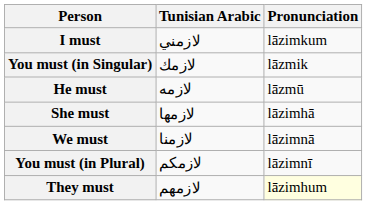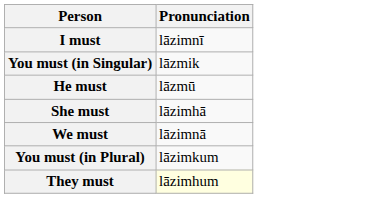- column: (210, 16)
(297, 40) lāzimkum -> (181, 39) lāzimnī
(290, 163) lāzimnī -> (189, 157) lāzimkum
